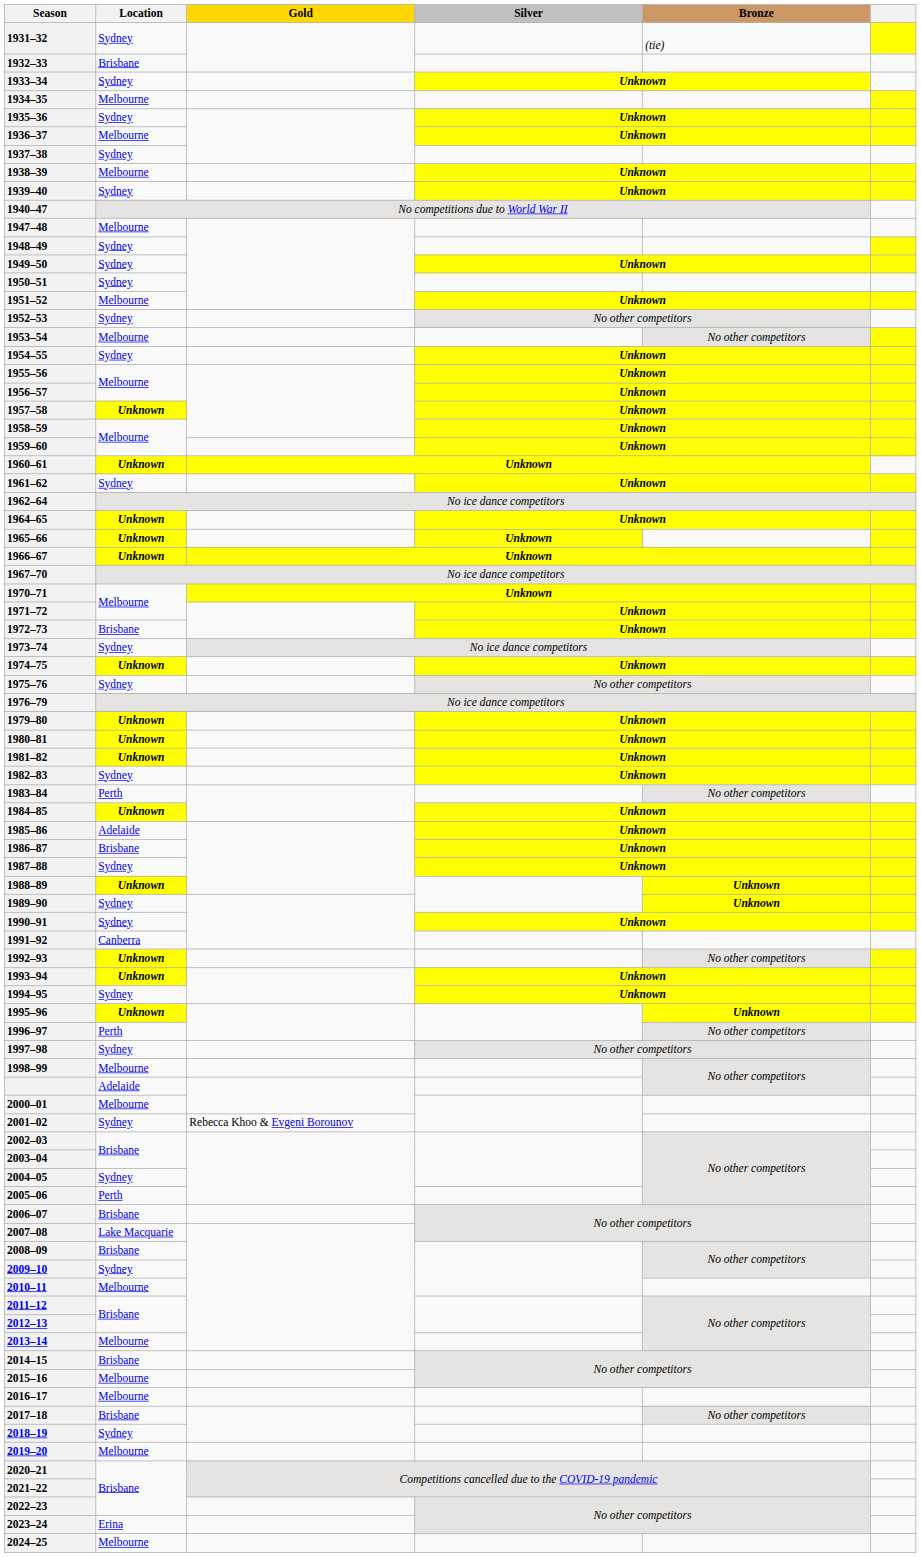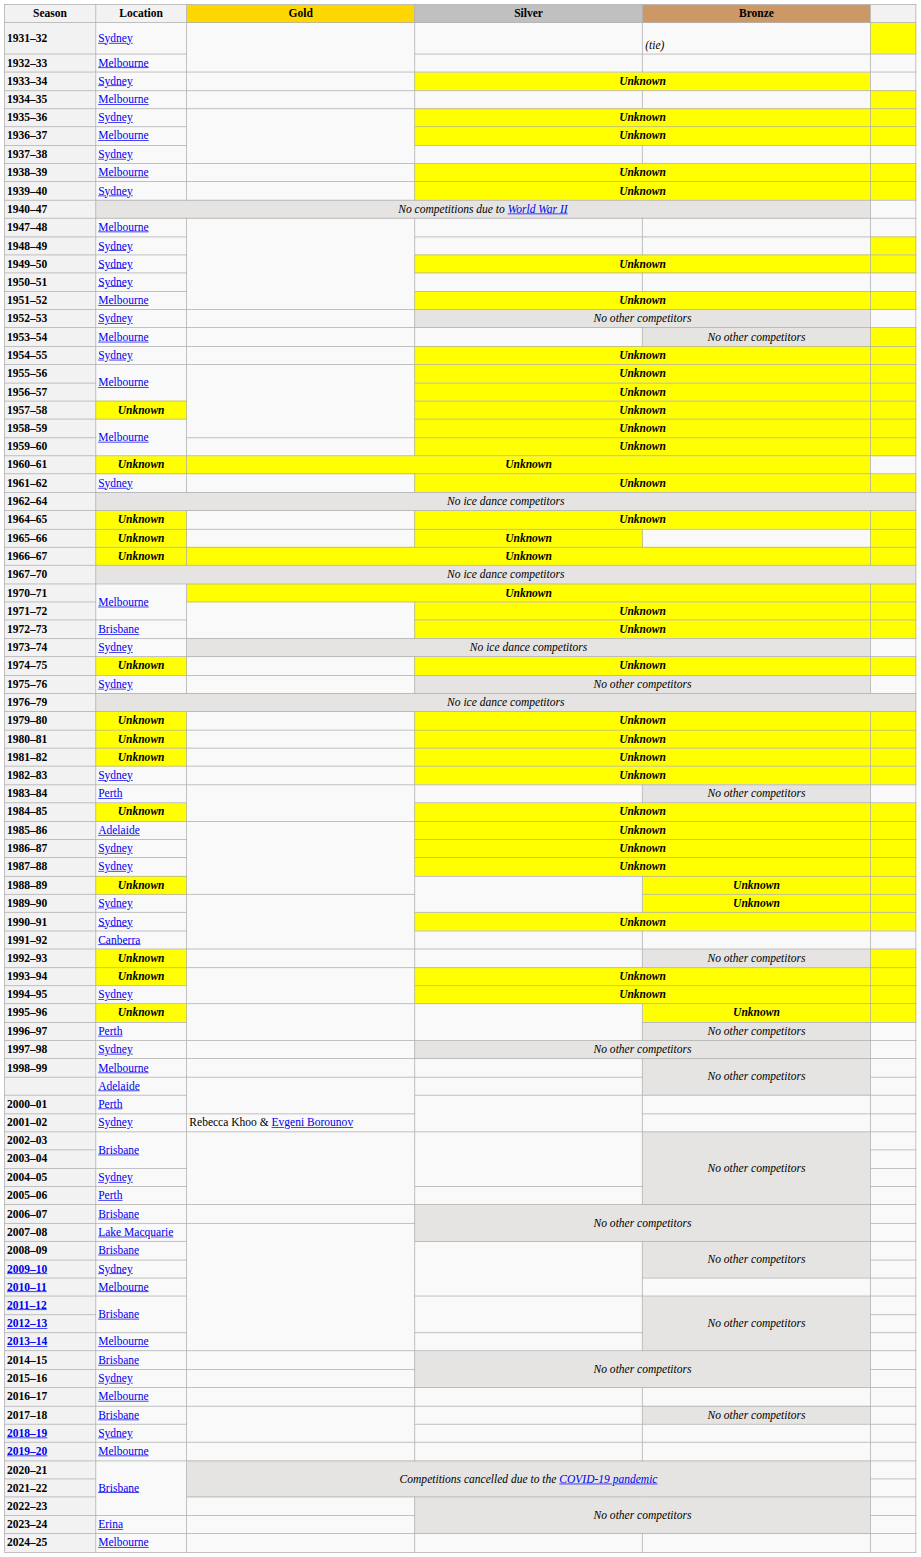(119, 63) Brisbane -> (123, 63) Melbourne
(119, 848) Brisbane -> (115, 848) Sydney
(123, 1104) Melbourne -> (110, 1104) Perth
(123, 1378) Melbourne -> (115, 1378) Sydney
